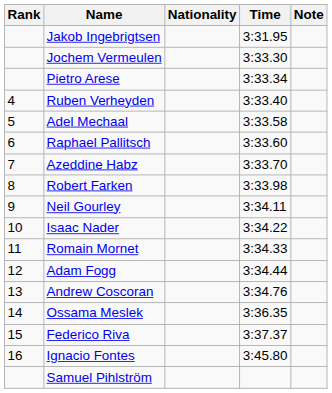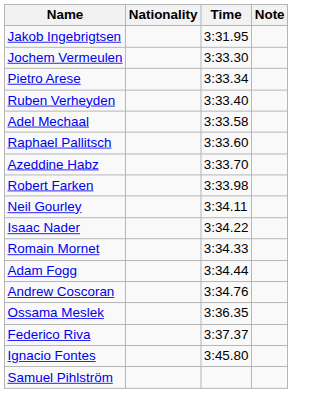- column: (24, 15)
